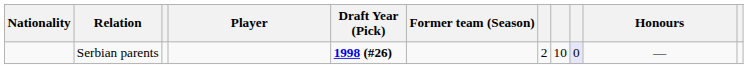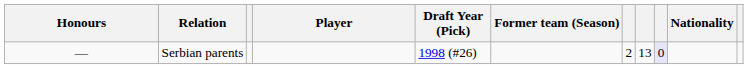columns swapped: (39, 23) <-> (660, 23)
(363, 53) bold -> (448, 53) normal
(560, 53) 10 -> (645, 53) 13
